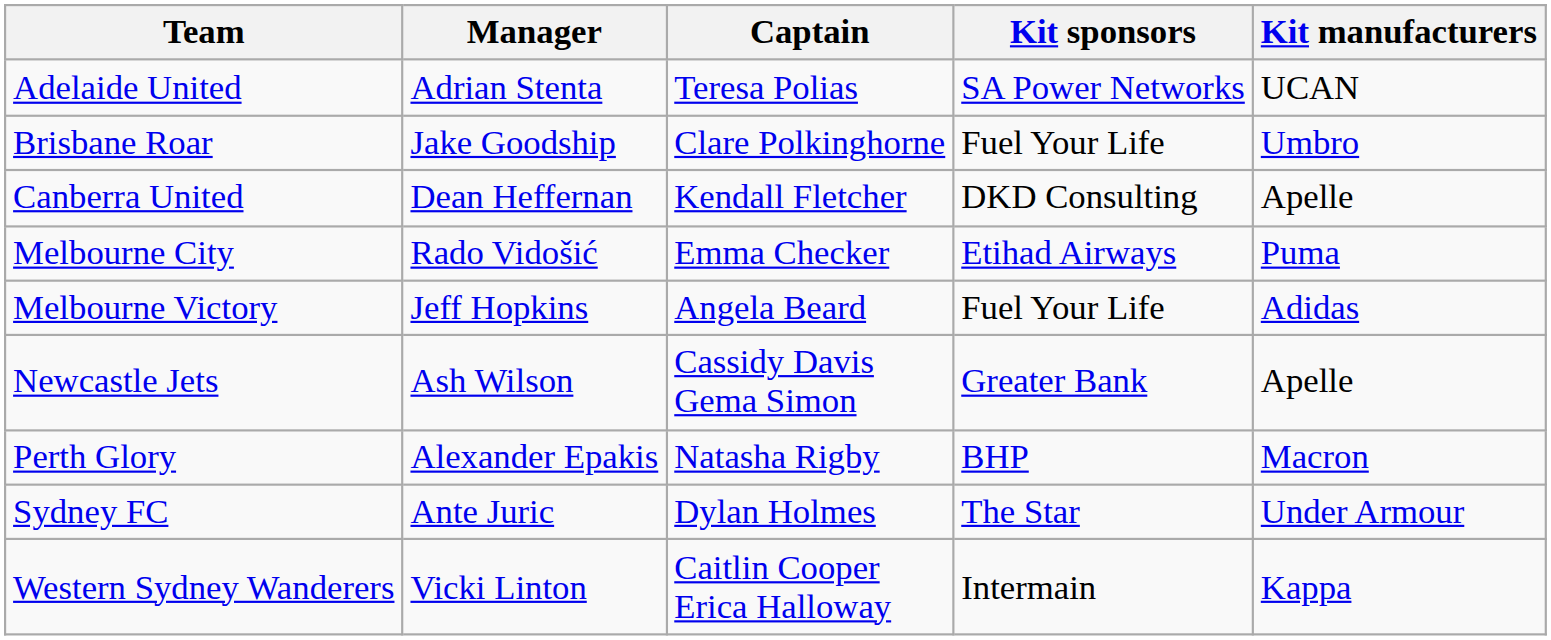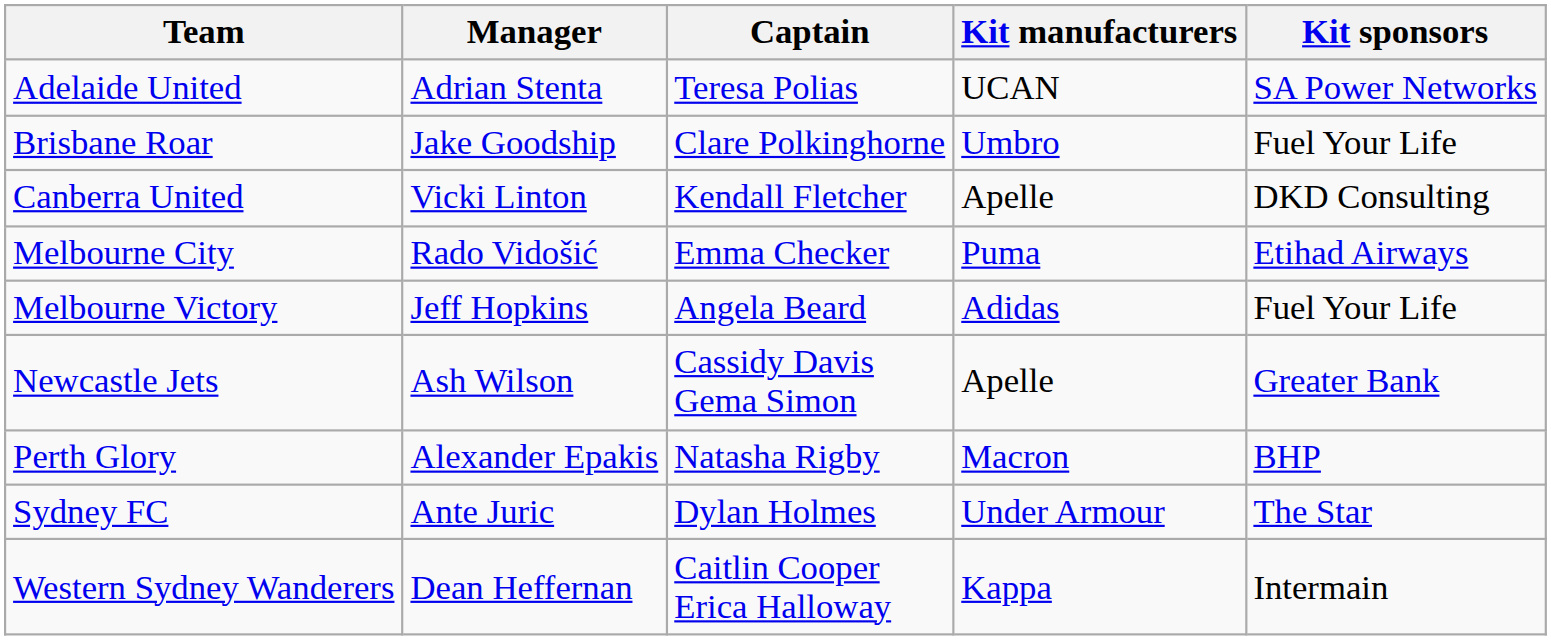columns swapped: (1399, 32) <-> (1103, 32)
(521, 197) Dean Heffernan -> (499, 197) Vicki Linton
(499, 586) Vicki Linton -> (521, 586) Dean Heffernan
